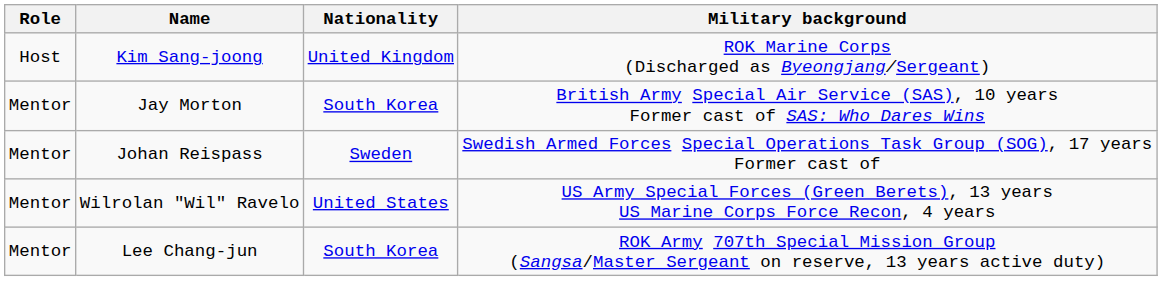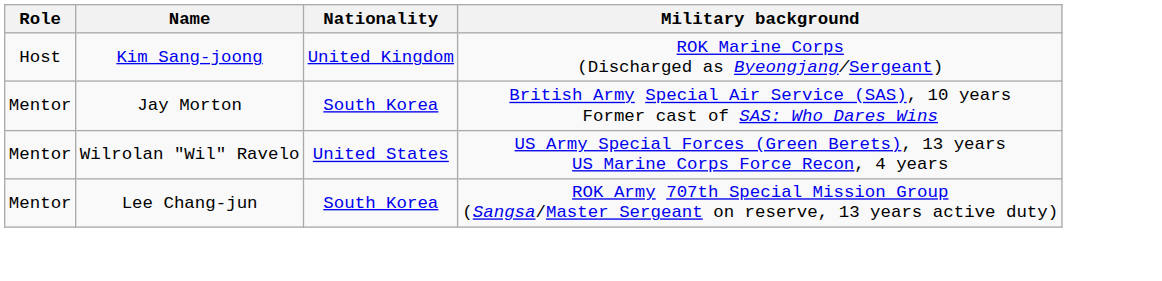- row: (190, 154)
